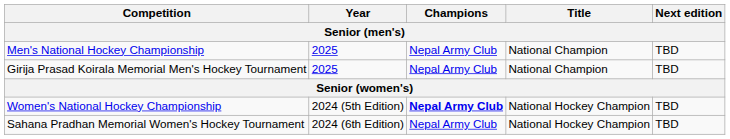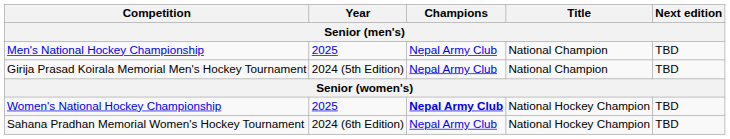(325, 69) 2025 -> (358, 69) 2024 (5th Edition)
(358, 106) 2024 (5th Edition) -> (325, 106) 2025
